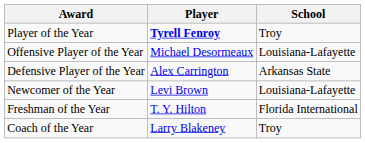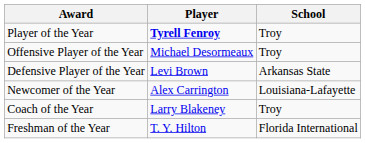(307, 52) Louisiana-Lafayette -> (270, 52) Troy
(189, 71) Alex Carrington -> (179, 71) Levi Brown
(179, 90) Levi Brown -> (189, 90) Alex Carrington
rows swapped: (58, 109) <-> (50, 128)
